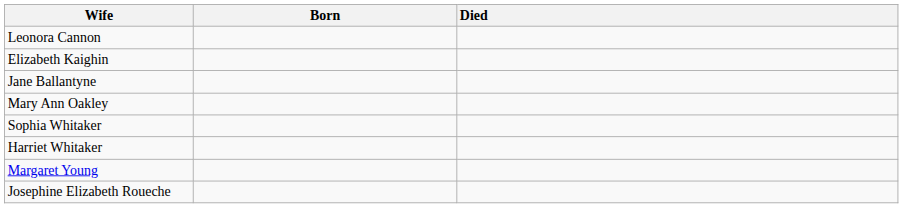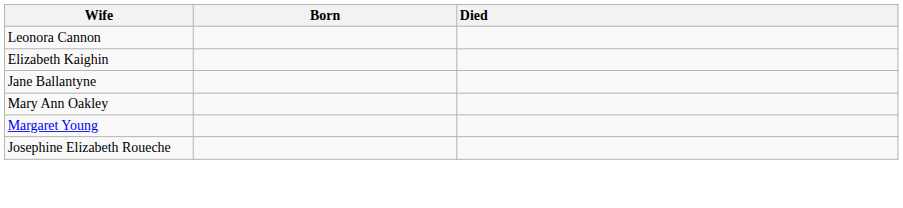- row: (54, 125)
- row: (55, 147)
